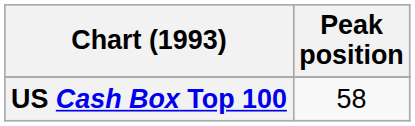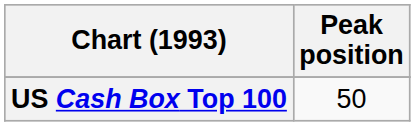(352, 98) 58 -> (352, 98) 50
